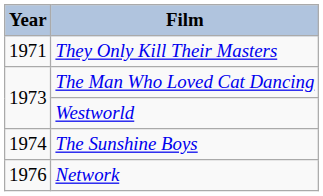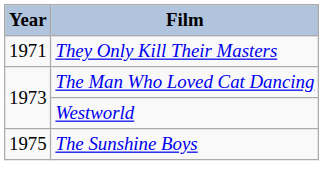(28, 144) 1974 -> (28, 144) 1975
- row: (87, 175)
